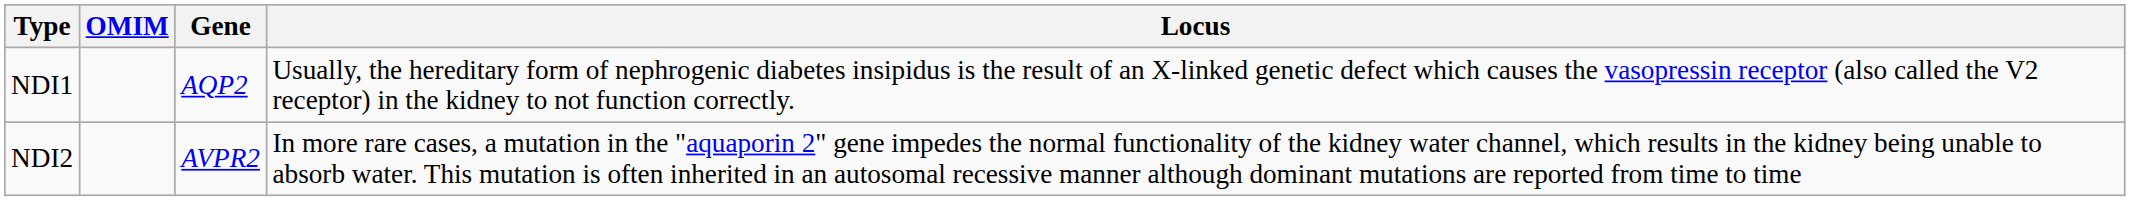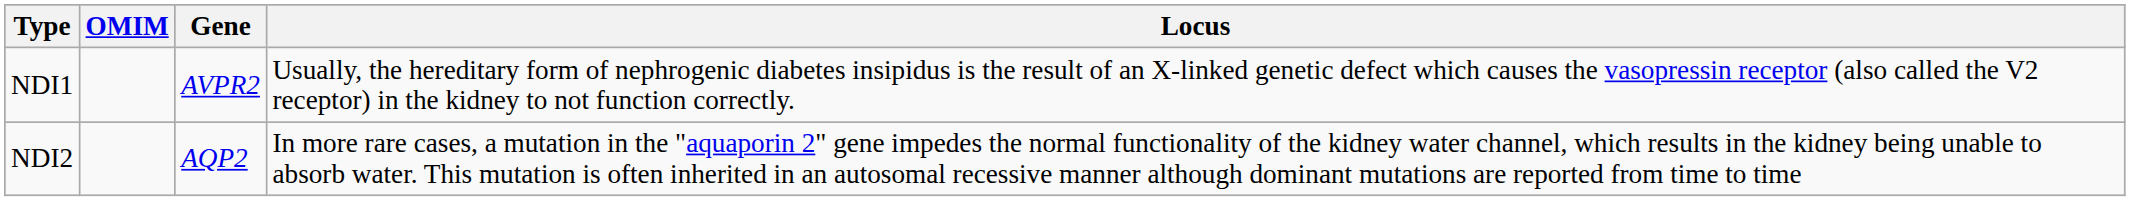(214, 84) AQP2 -> (221, 84) AVPR2
(221, 158) AVPR2 -> (214, 158) AQP2
